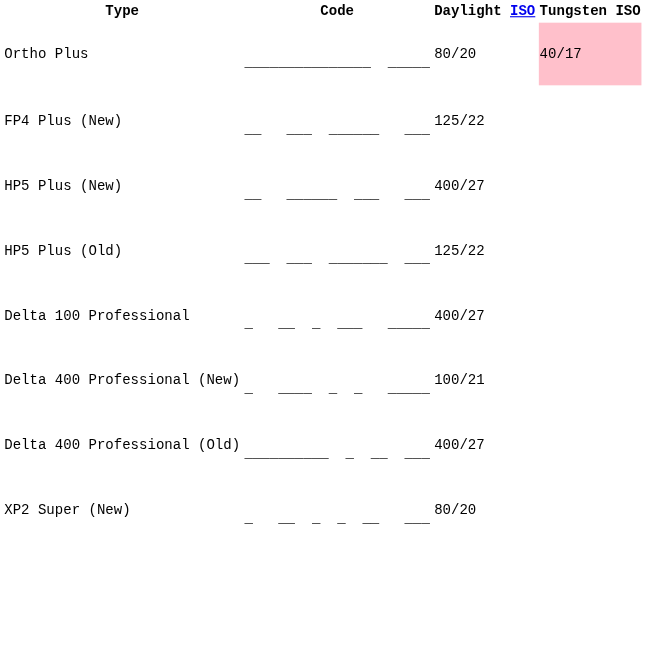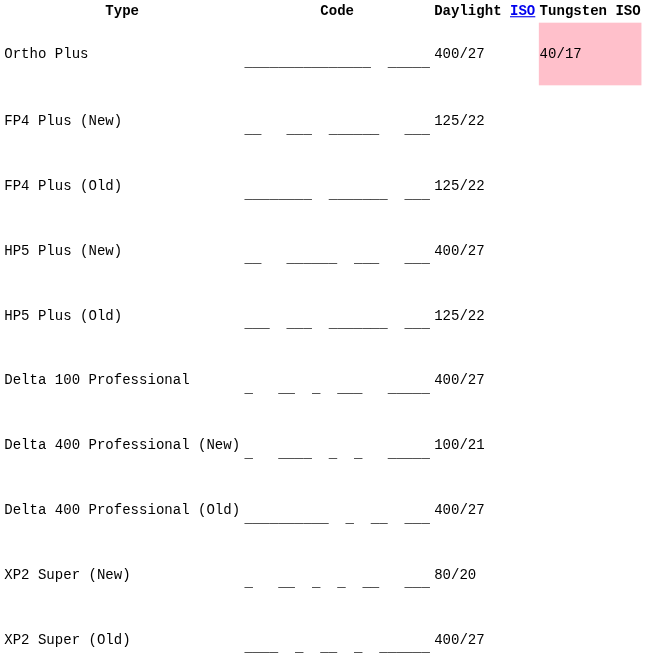(455, 54) 80/20 -> (459, 54) 400/27
+ row: (63, 186)
+ row: (67, 639)
